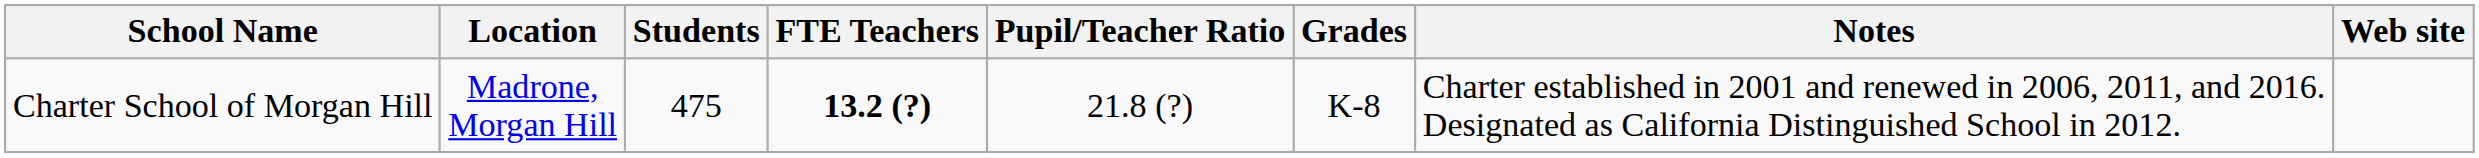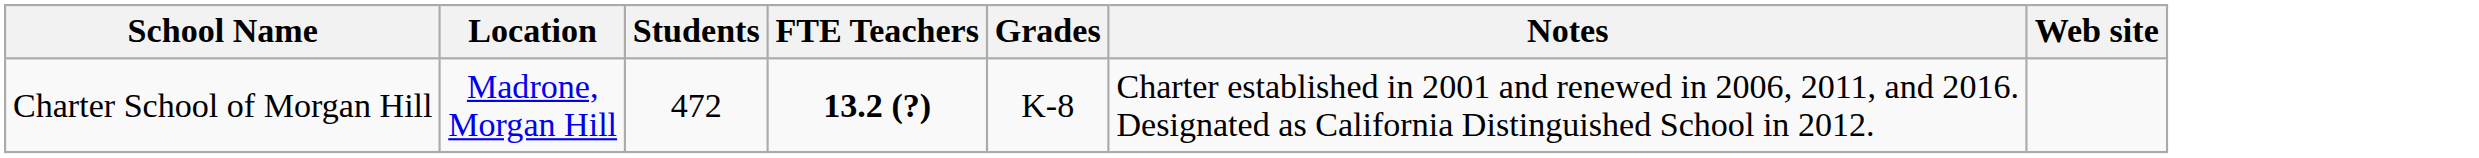- column: (1140, 31)
(696, 104) 475 -> (696, 104) 472
